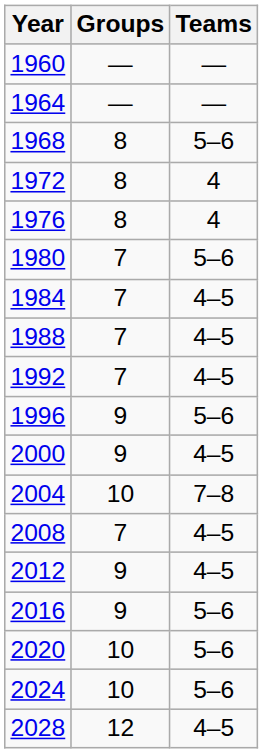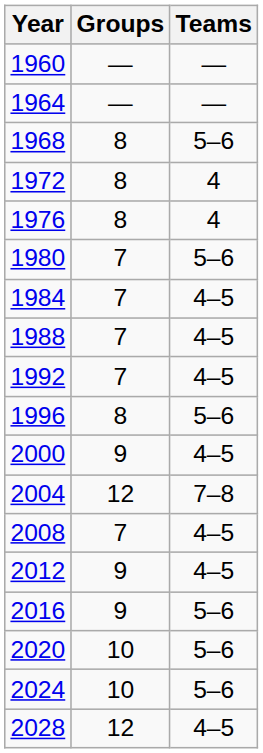(120, 415) 9 -> (120, 415) 8
(120, 493) 10 -> (120, 493) 12
